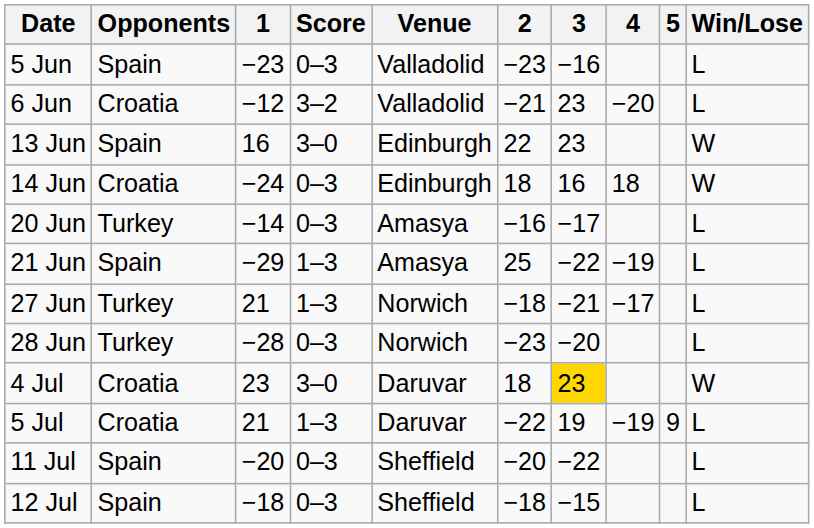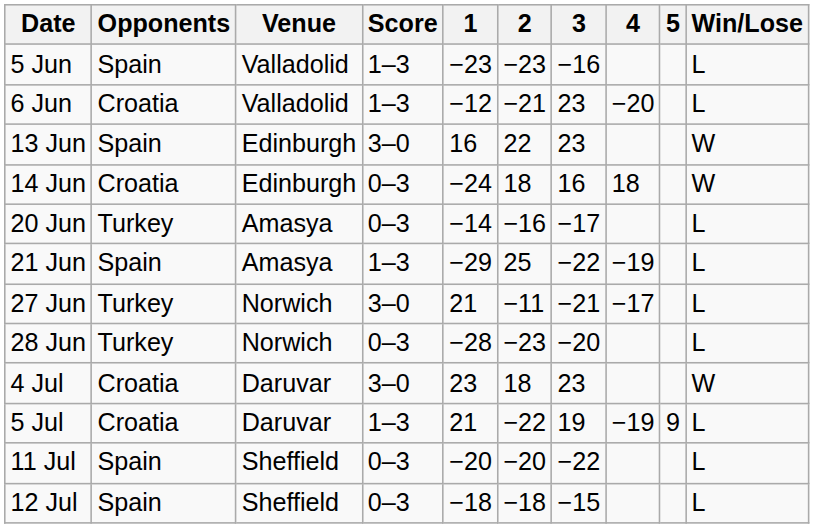columns swapped: (435, 24) <-> (263, 24)
(317, 64) 0–3 -> (389, 64) 1–3
(317, 104) 3–2 -> (389, 104) 1–3
(317, 303) 1–3 -> (389, 303) 3–0
(525, 303) −18 -> (524, 303) −11
(572, 382) gold background -> (572, 382) no background
